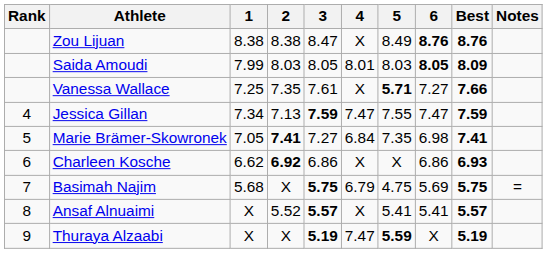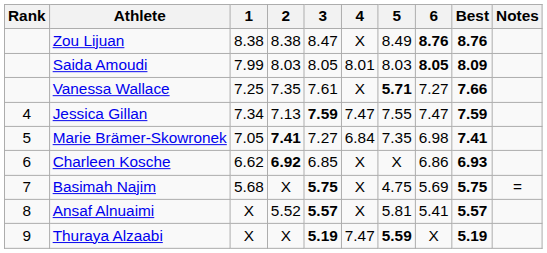(323, 162) 6.86 -> (323, 162) 6.85
(360, 187) 6.79 -> (360, 187) X
(397, 211) 5.41 -> (397, 211) 5.81
